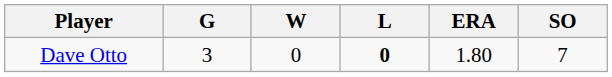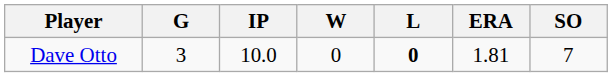+ column: (258, 21)
(474, 54) 1.80 -> (491, 54) 1.81
